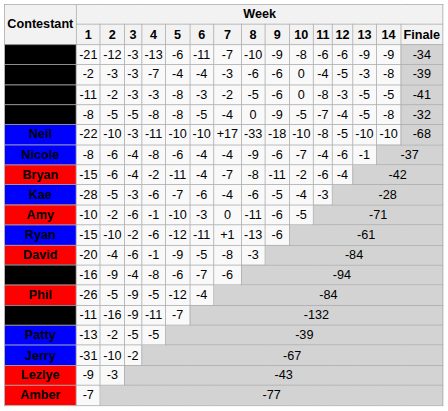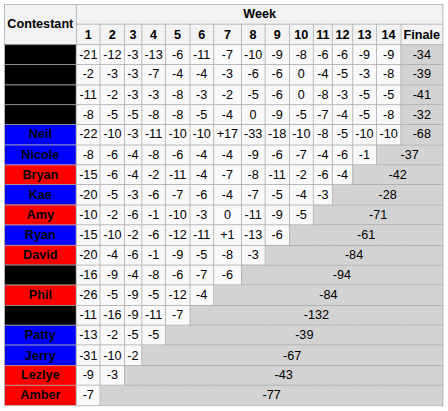(88, 194) -28 -> (88, 194) -20
(253, 194) -6 -> (253, 194) -7
(277, 214) -6 -> (277, 214) -9
